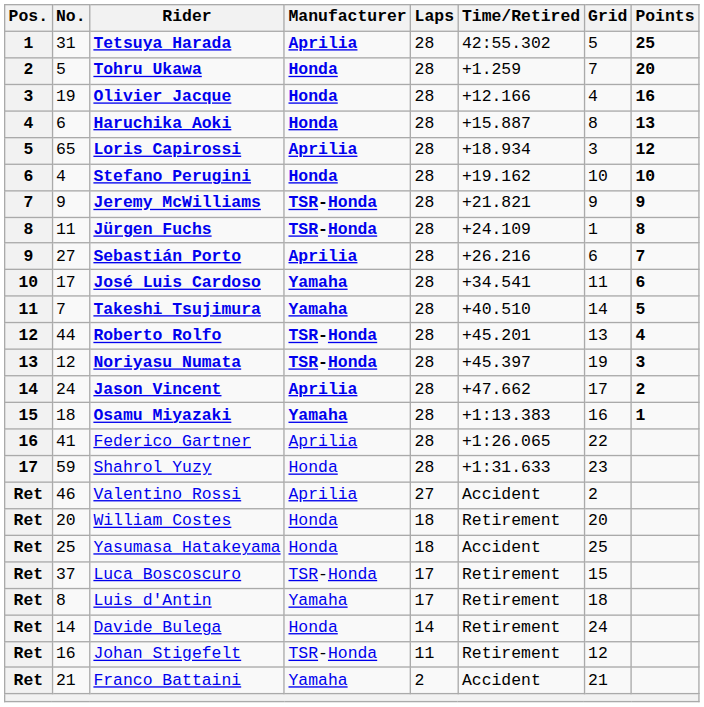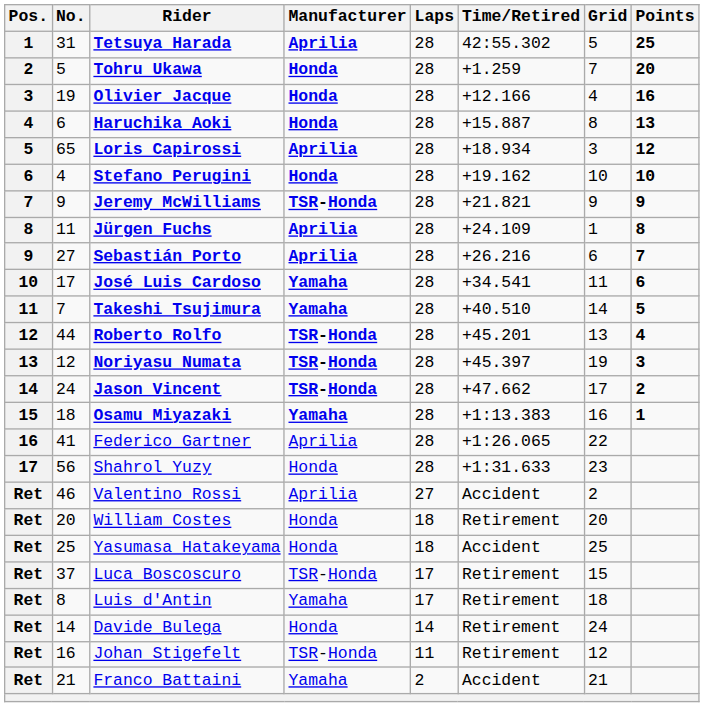(333, 230) TSR-Honda -> (323, 230) Aprilia
(323, 390) Aprilia -> (333, 390) TSR-Honda
(66, 469) 59 -> (66, 469) 56
